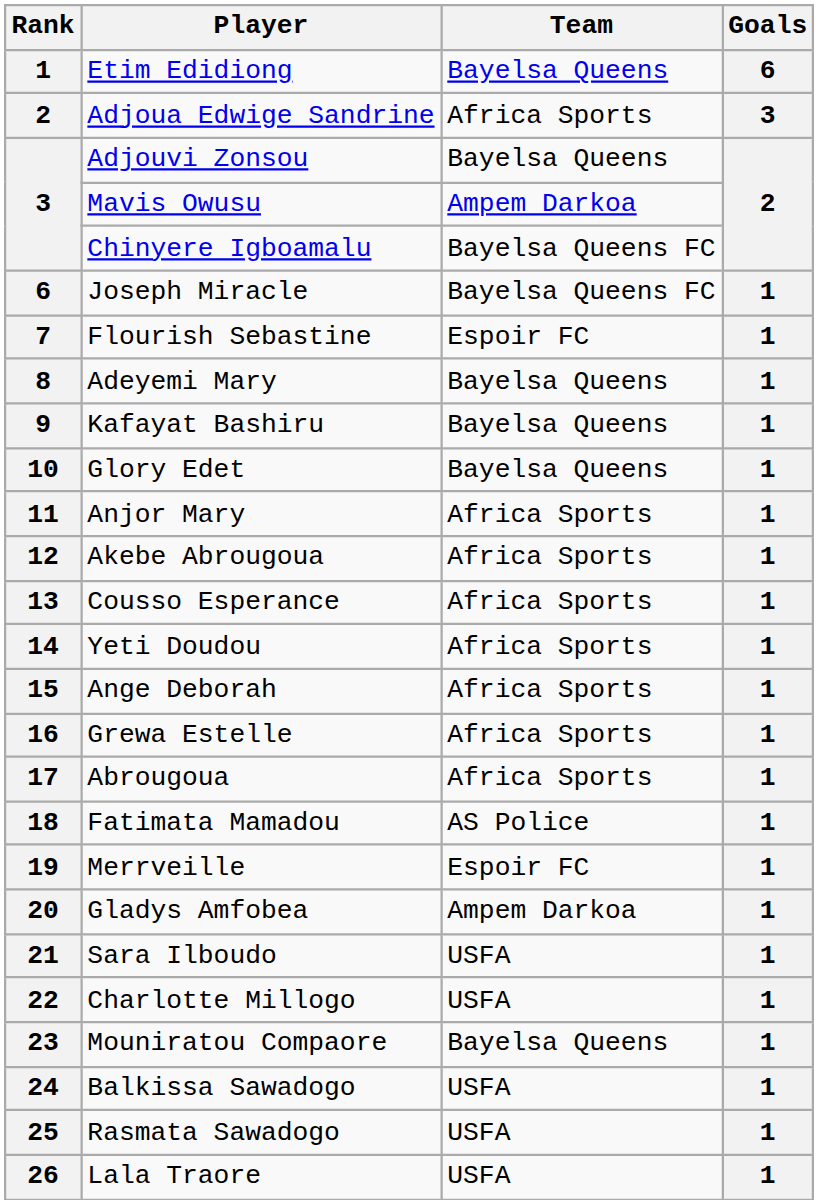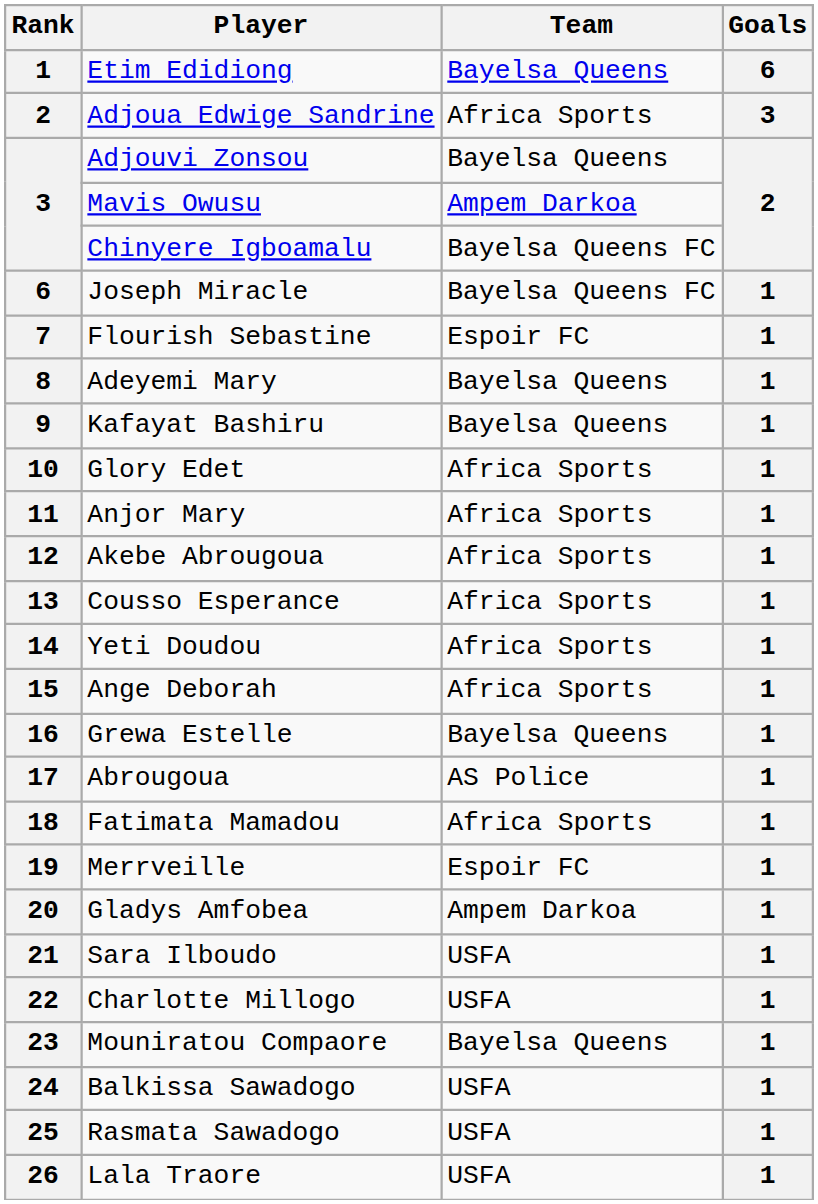(558, 469) Bayelsa Queens -> (550, 469) Africa Sports
(550, 735) Africa Sports -> (558, 735) Bayelsa Queens
(550, 779) Africa Sports -> (518, 779) AS Police
(518, 823) AS Police -> (550, 823) Africa Sports
